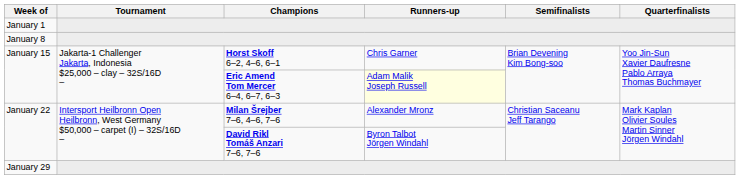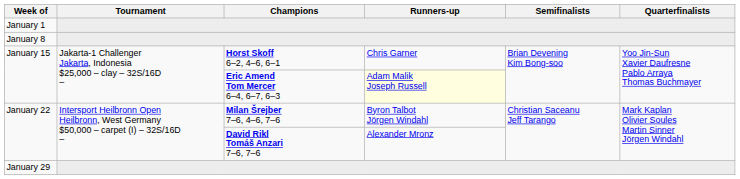(400, 110) Alexander Mronz -> (397, 115) Byron Talbot Jörgen Windahl
(397, 138) Byron Talbot Jörgen Windahl -> (400, 133) Alexander Mronz
